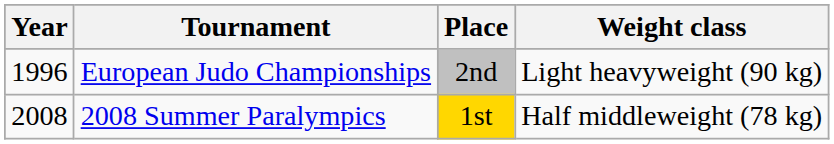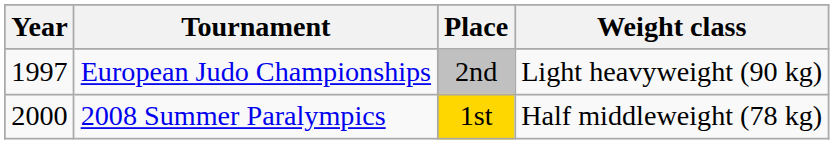(40, 71) 1996 -> (40, 71) 1997
(40, 116) 2008 -> (40, 116) 2000
